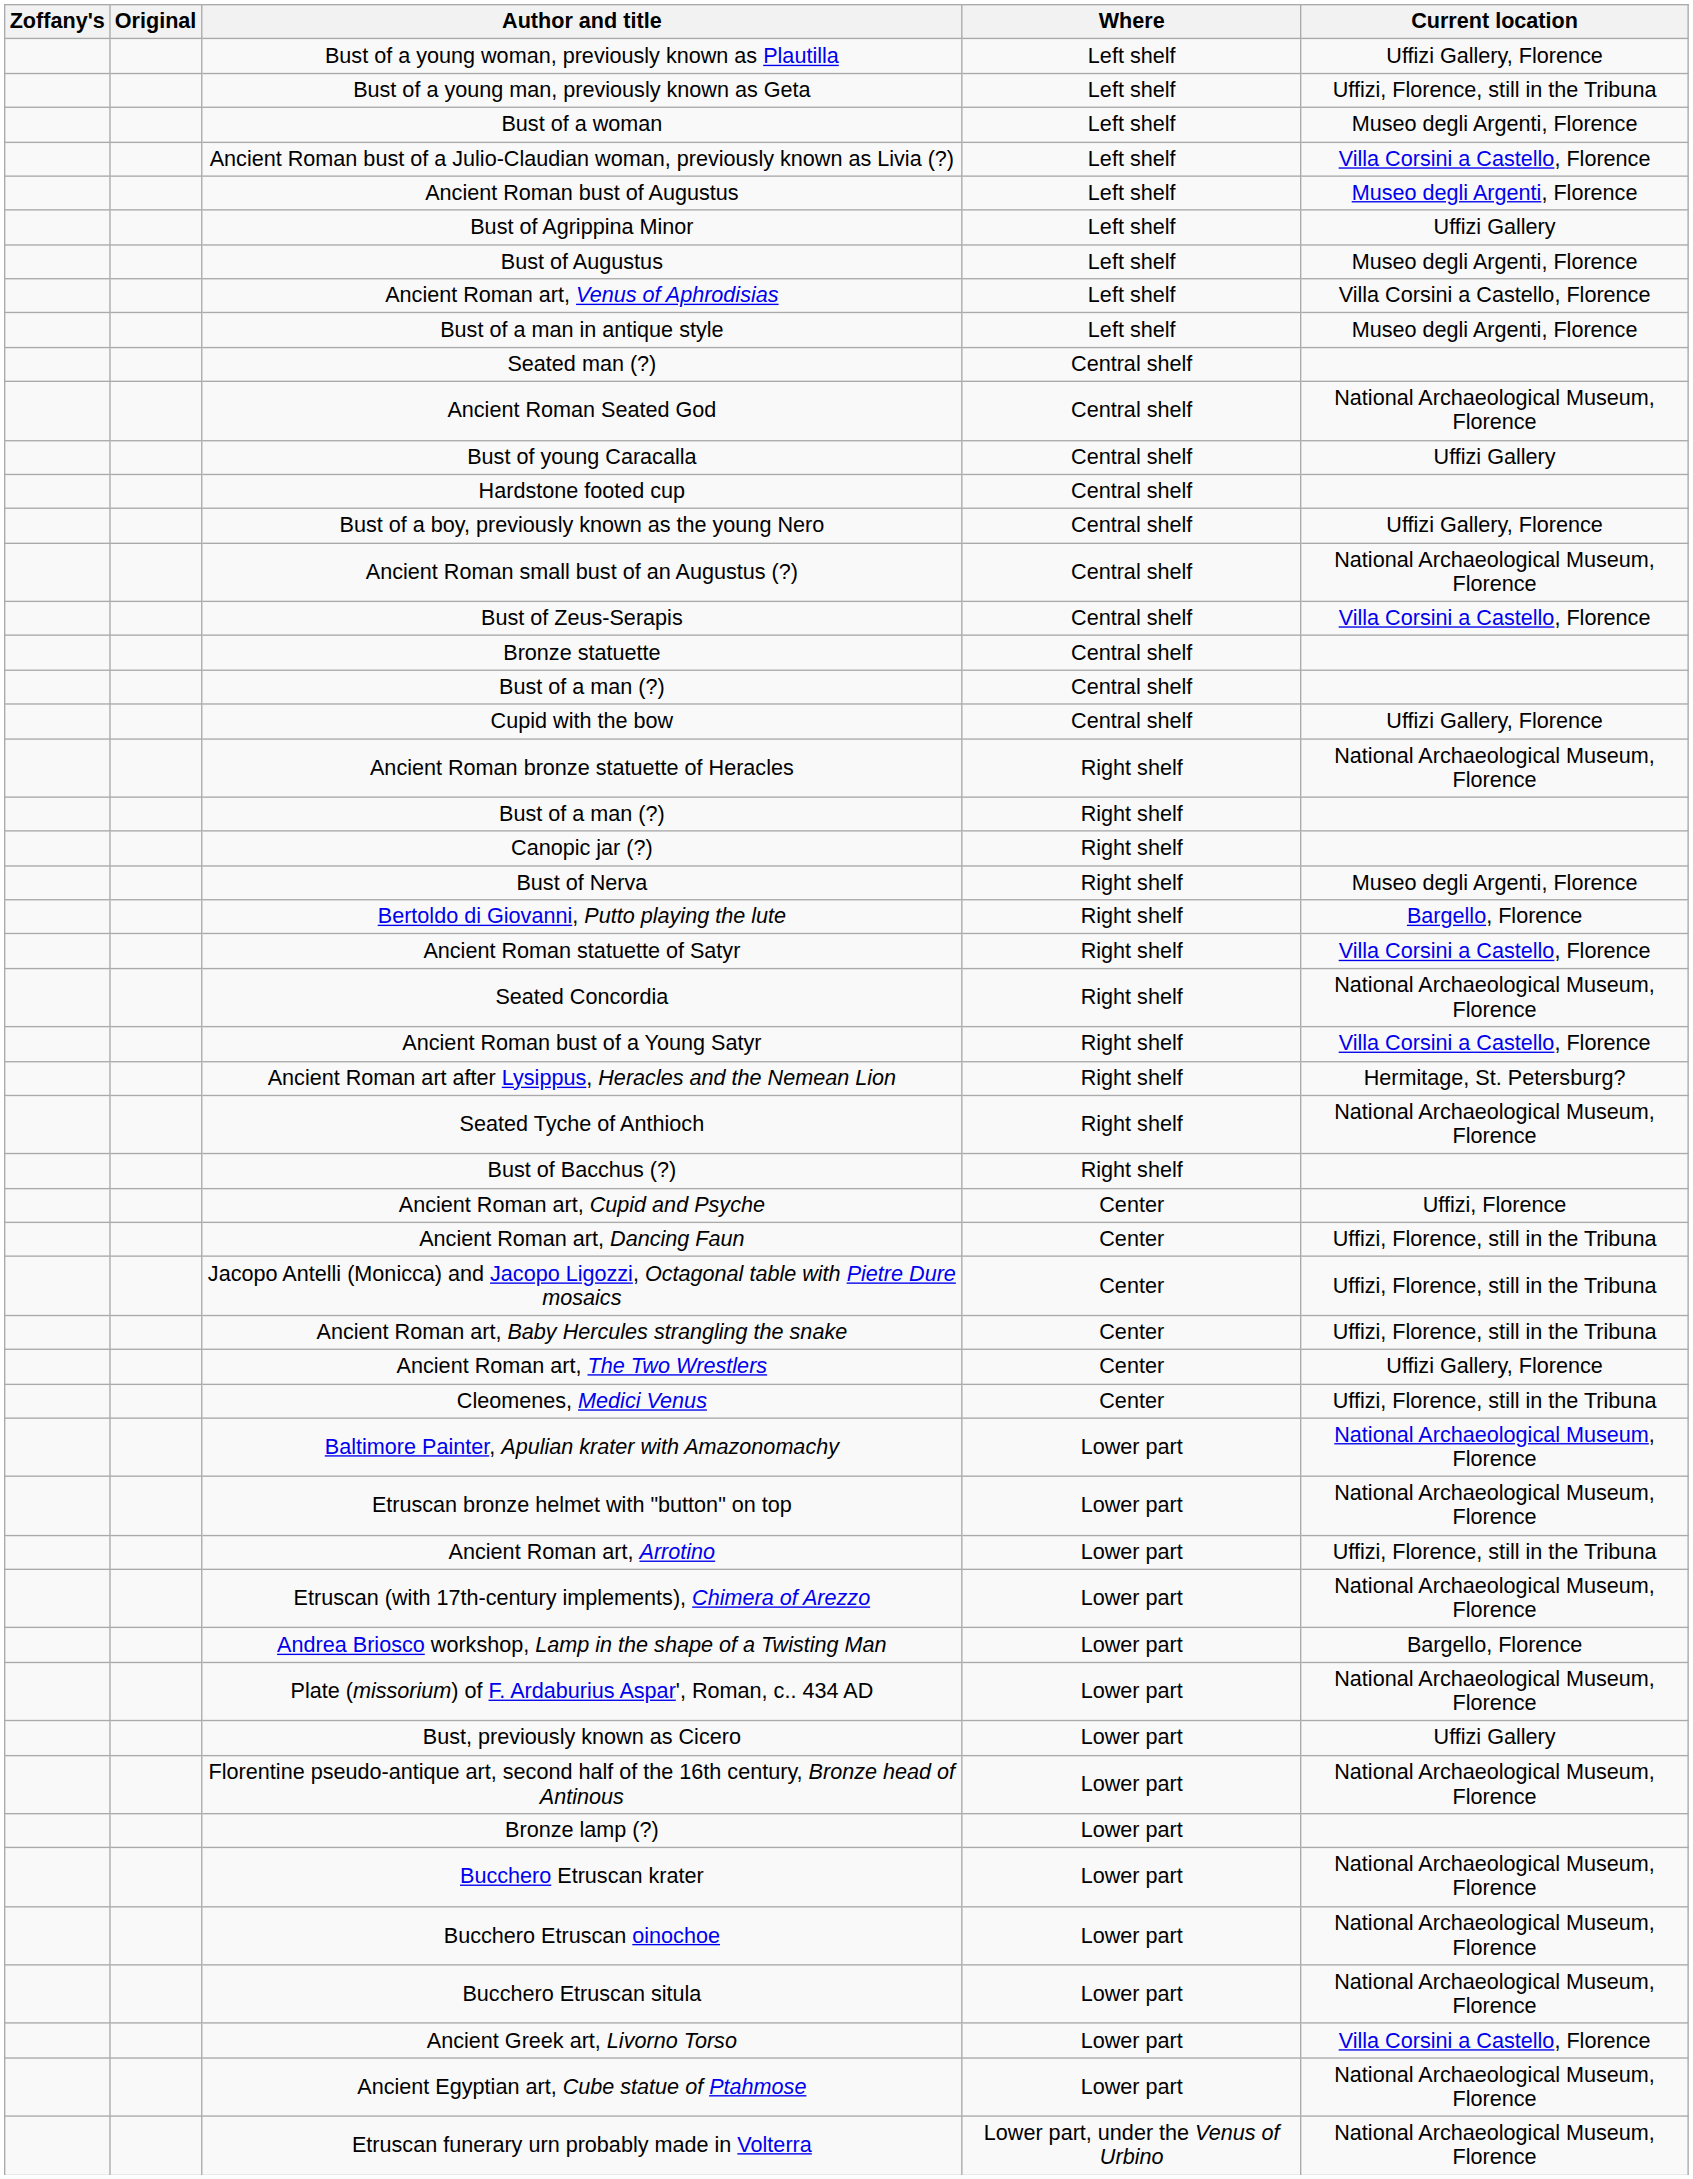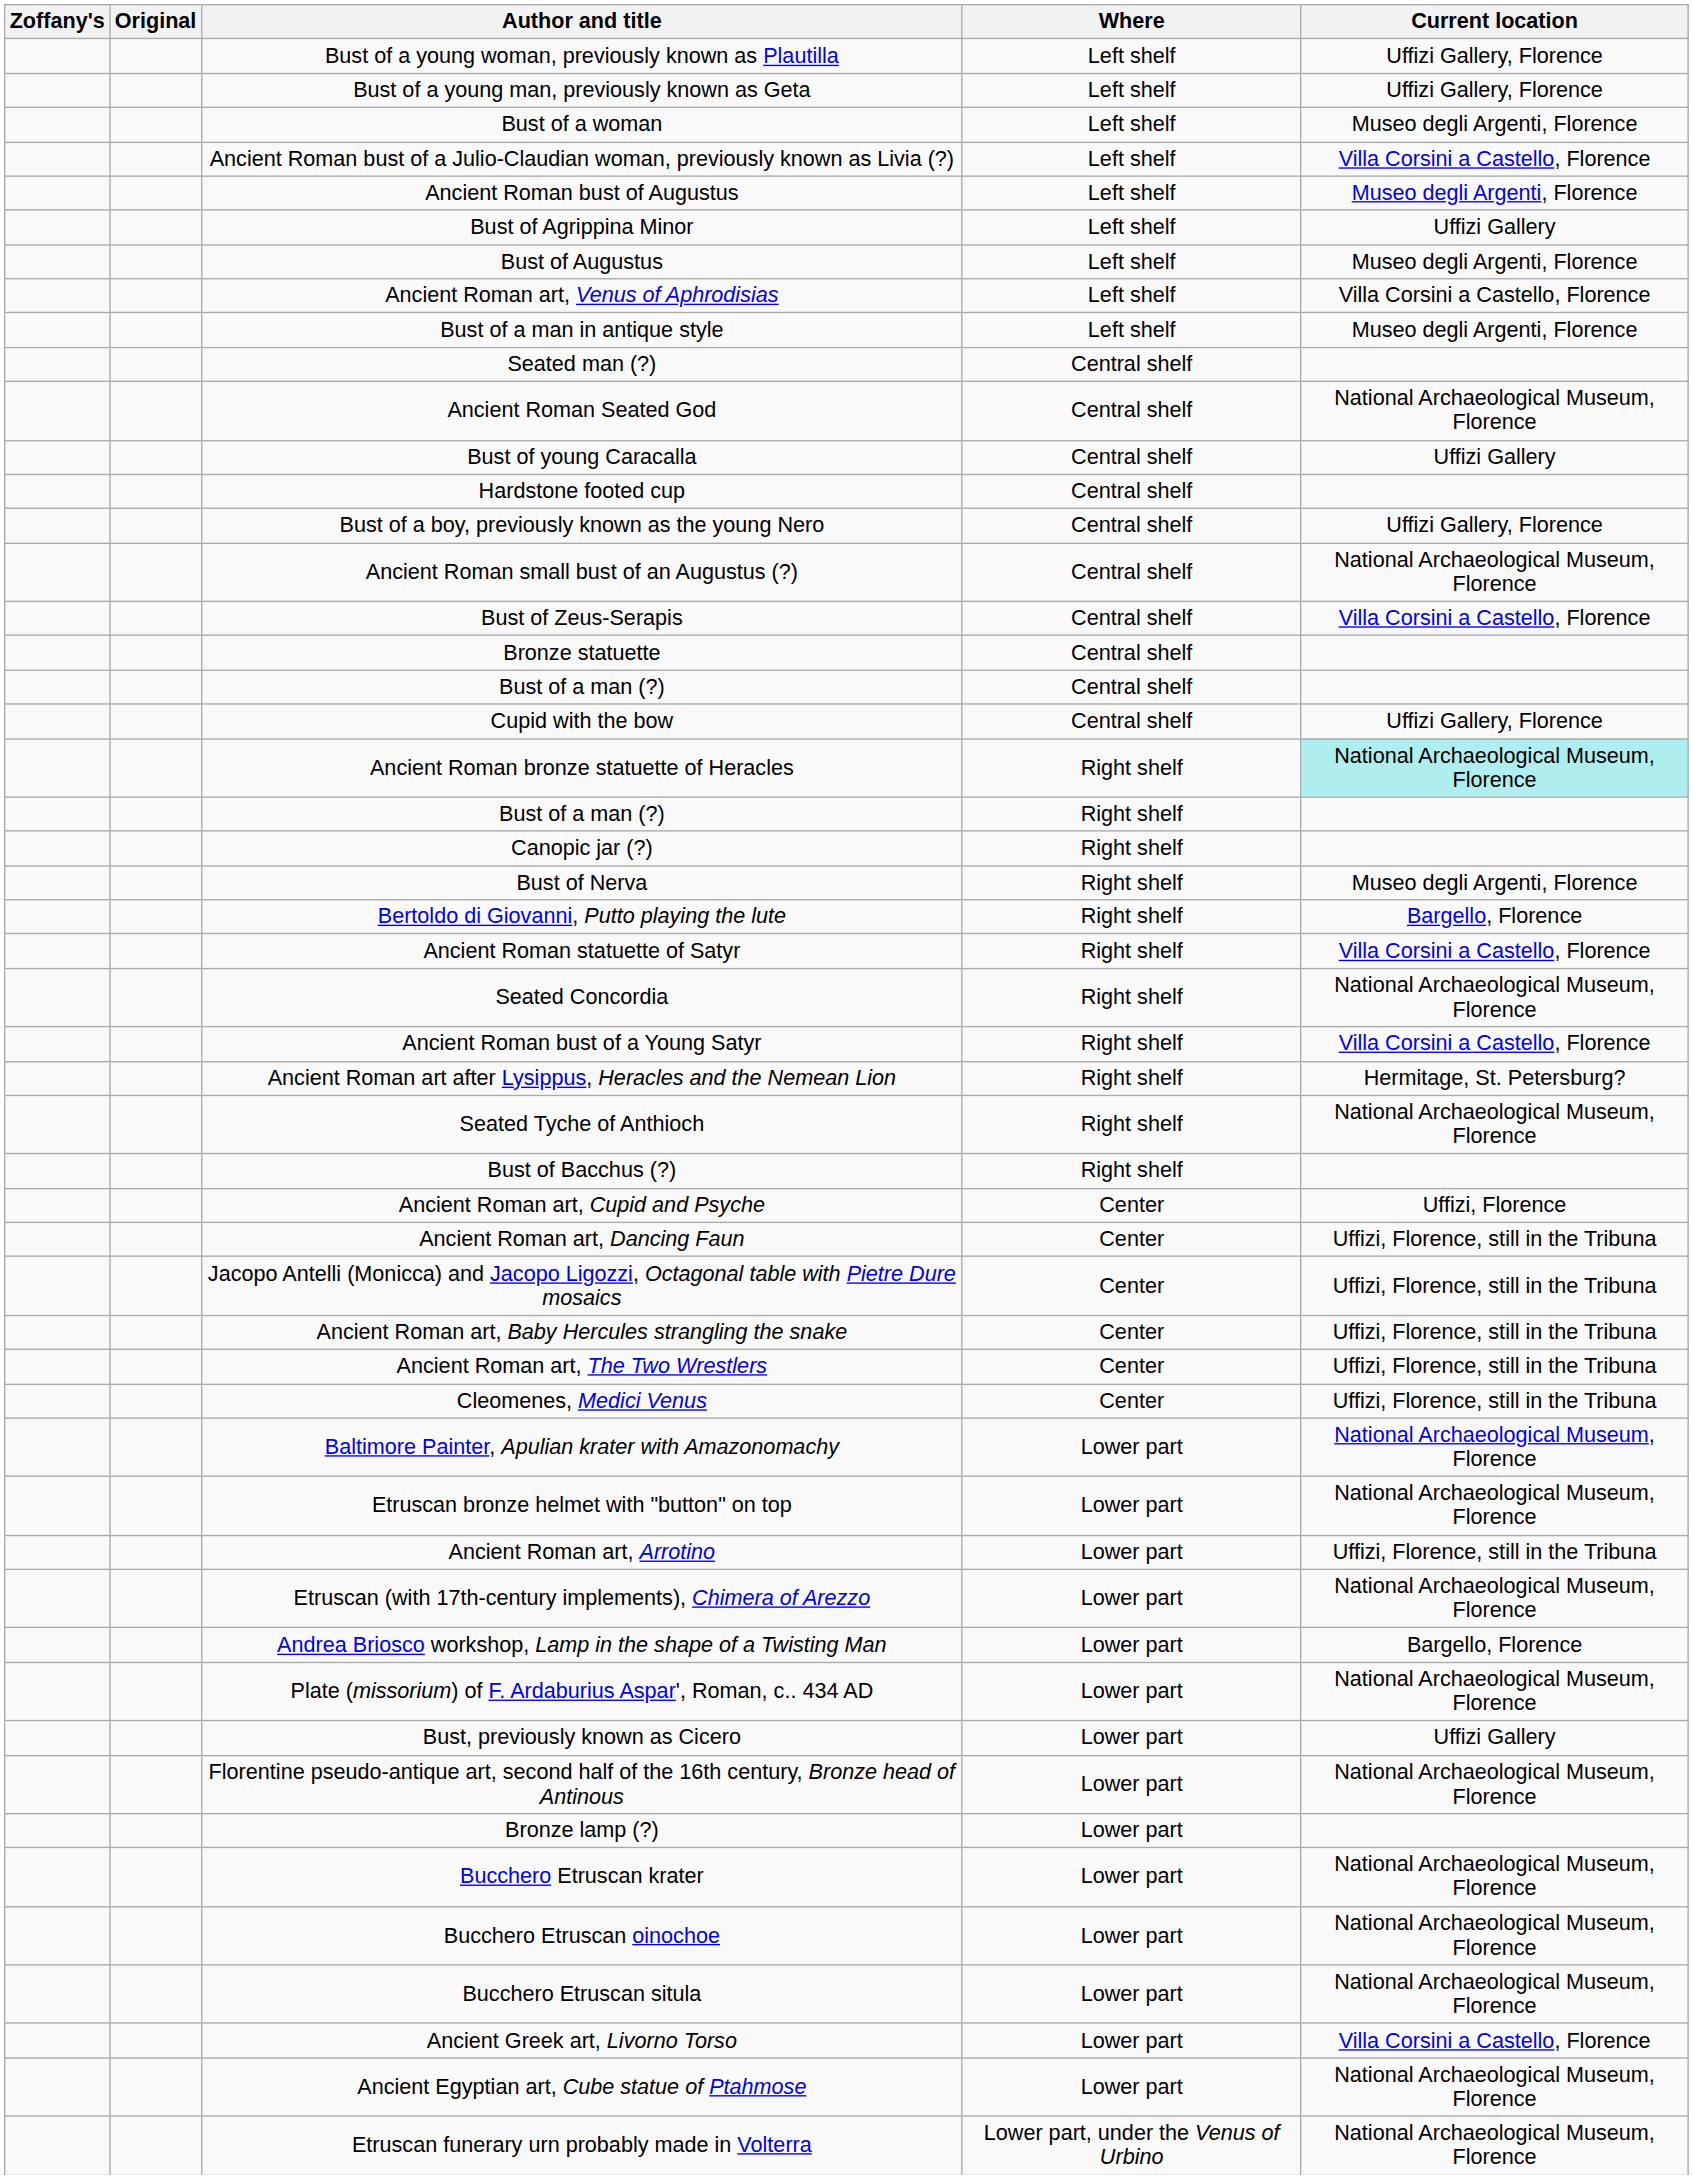(1495, 90) Uffizi, Florence, still in the Tribuna -> (1495, 90) Uffizi Gallery, Florence
(1495, 767) no background -> (1495, 767) paleturquoise background
(1495, 1366) Uffizi Gallery, Florence -> (1495, 1366) Uffizi, Florence, still in the Tribuna
